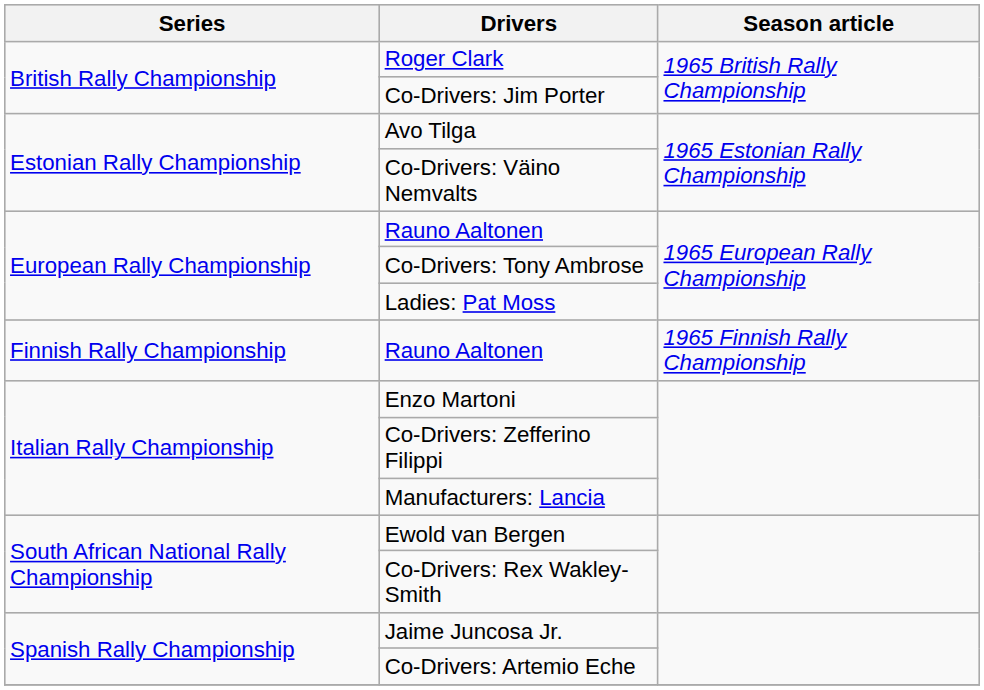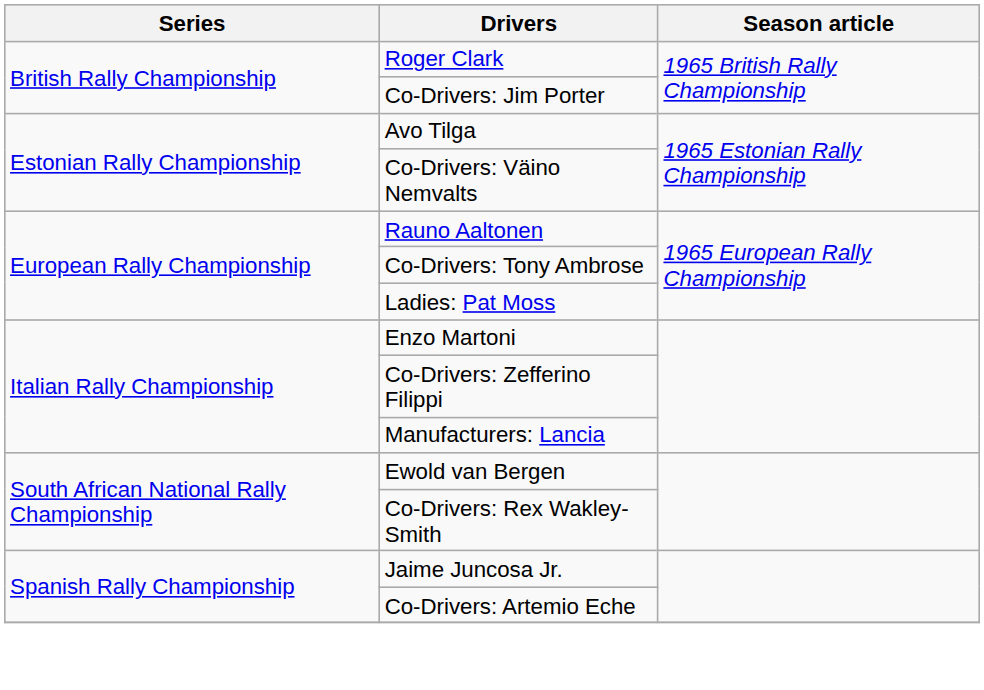- row: (148, 350)
